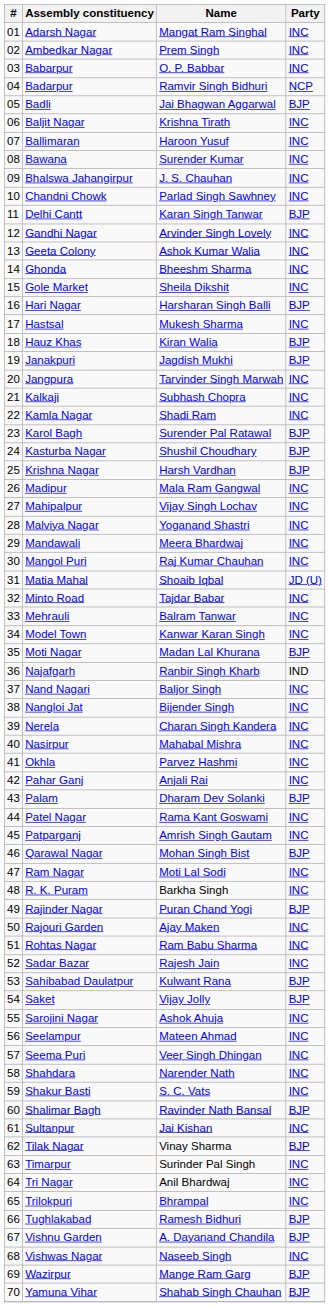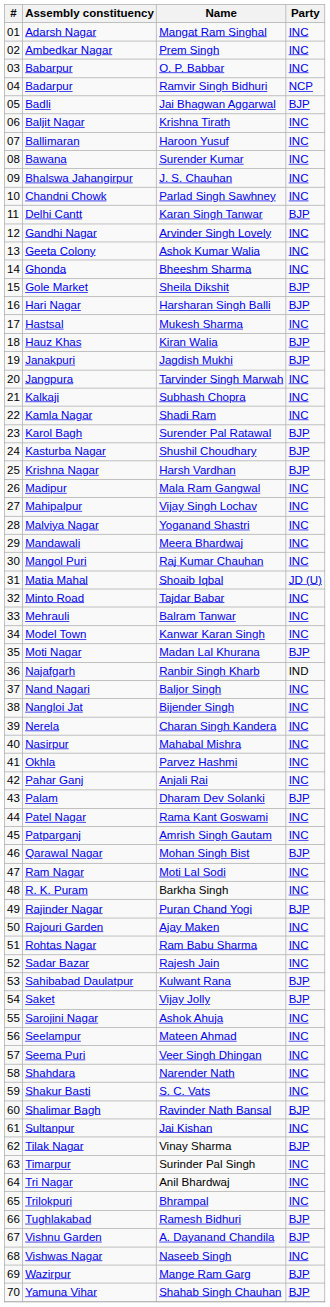(299, 287) INC -> (299, 287) BJP
